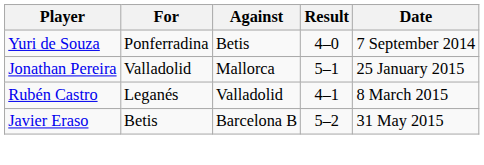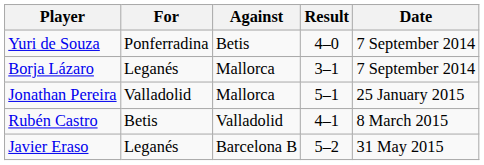+ row: (51, 69)
(151, 95) Leganés -> (141, 120) Betis
(141, 120) Betis -> (151, 146) Leganés
